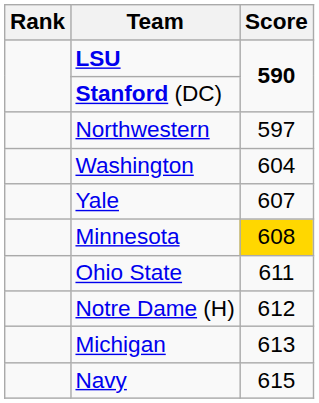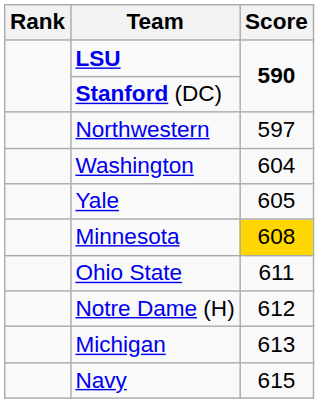(276, 201) 607 -> (276, 201) 605
